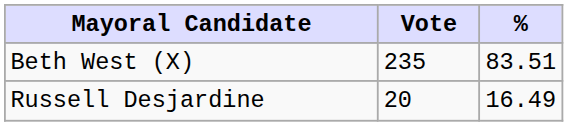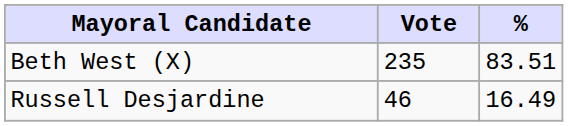(398, 101) 20 -> (398, 101) 46
